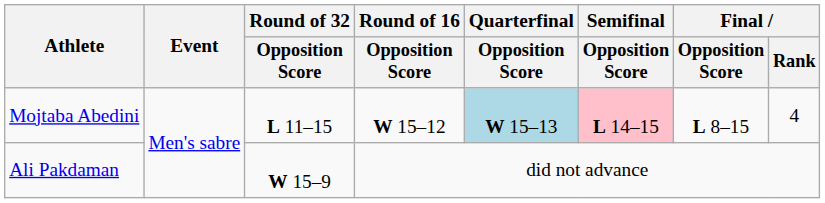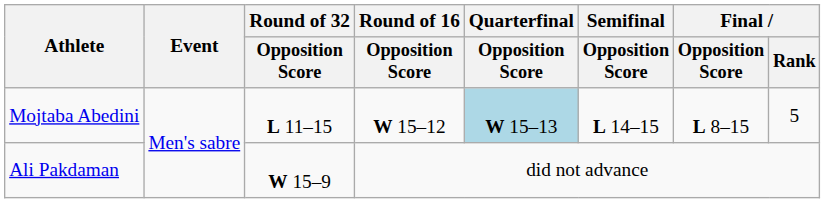(626, 126) pink background -> (626, 126) no background
(794, 115) 4 -> (794, 115) 5
